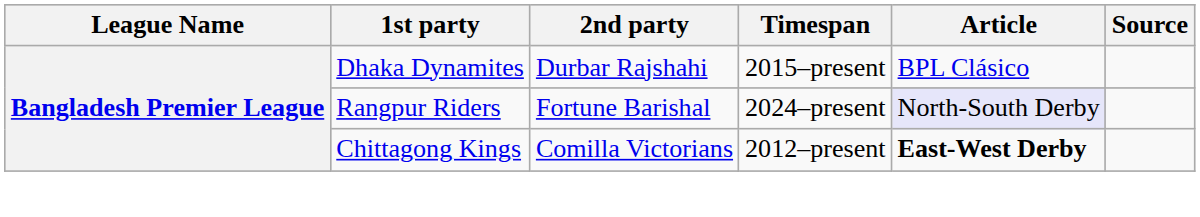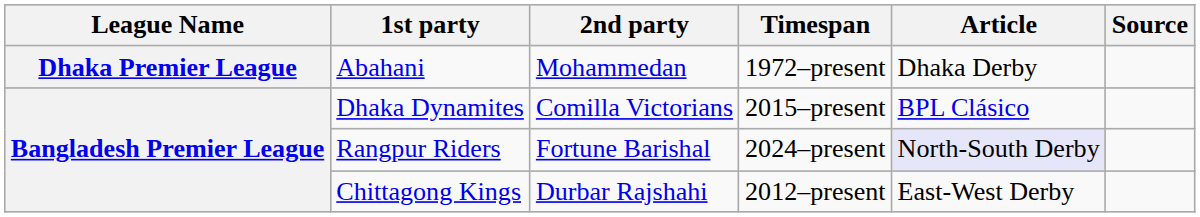+ row: (380, 66)
(622, 66) Durbar Rajshahi -> (634, 107) Comilla Victorians
(634, 149) Comilla Victorians -> (622, 190) Durbar Rajshahi
(992, 149) bold -> (986, 190) normal
